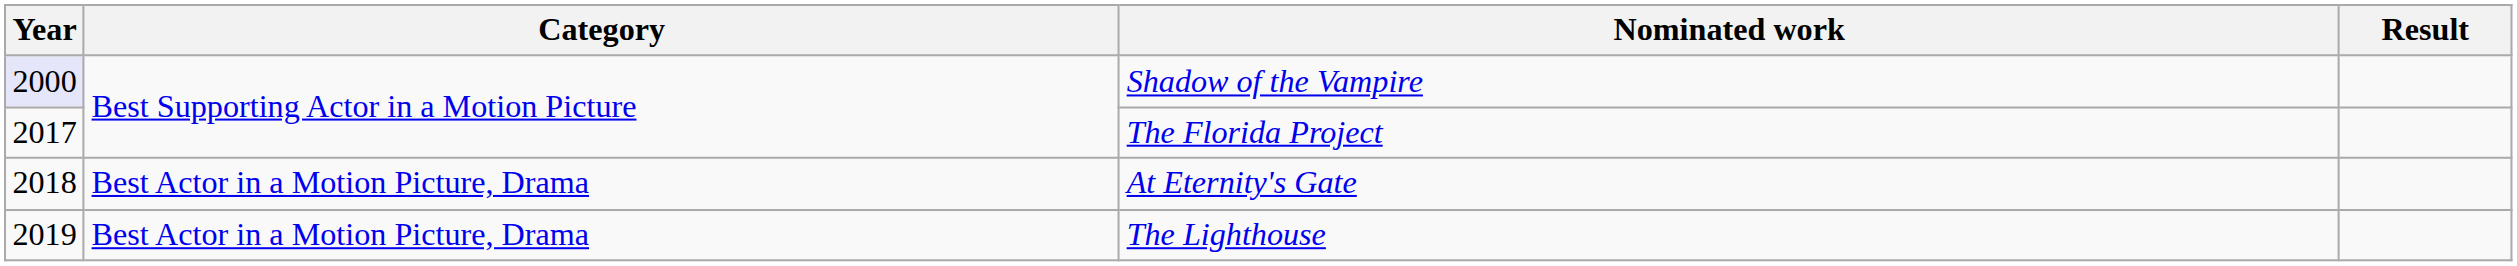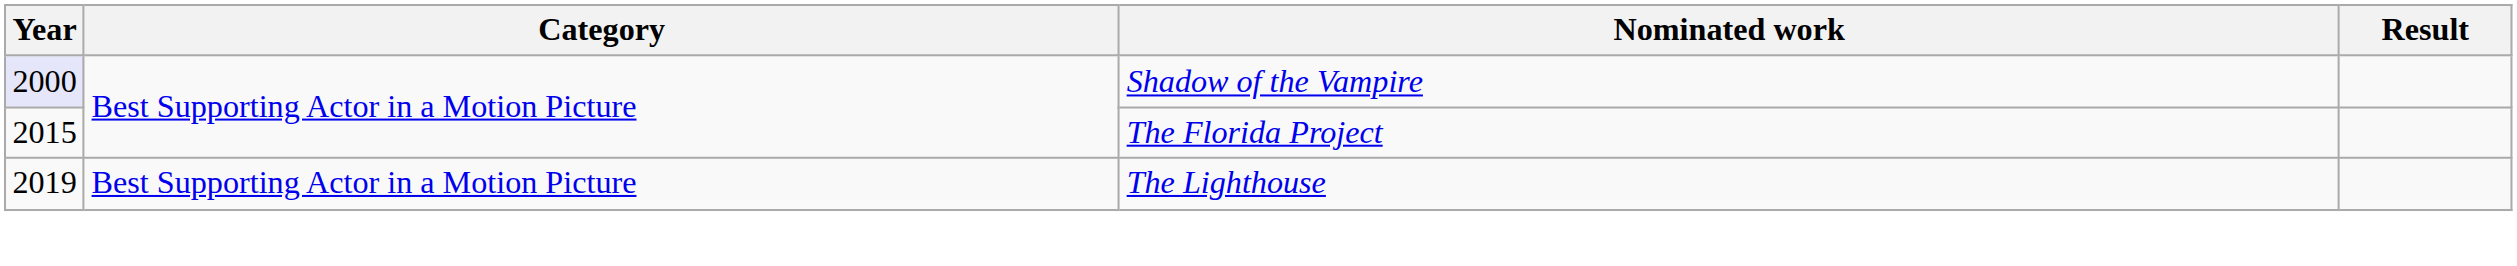(45, 132) 2017 -> (45, 132) 2015
- row: (1242, 183)
(340, 234) Best Actor in a Motion Picture, Drama -> (364, 183) Best Supporting Actor in a Motion Picture
